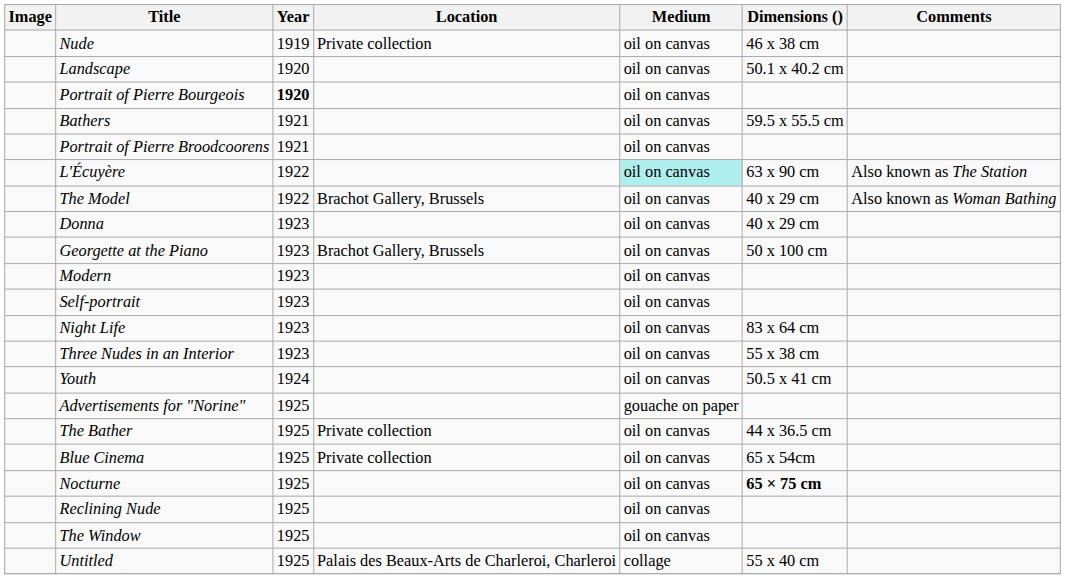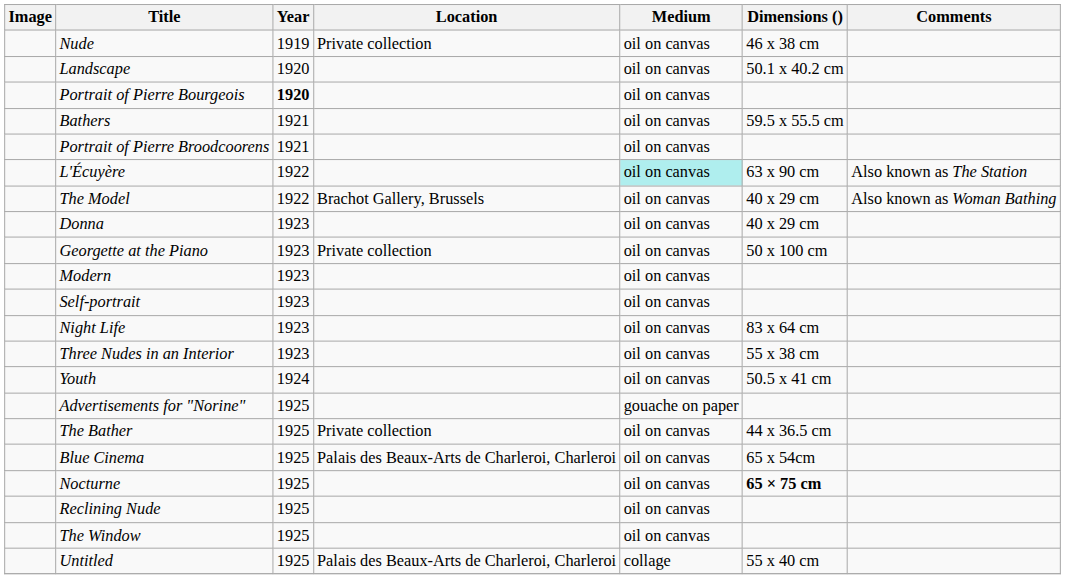(401, 250) Brachot Gallery, Brussels -> (374, 250) Private collection
(374, 457) Private collection -> (467, 457) Palais des Beaux-Arts de Charleroi, Charleroi
